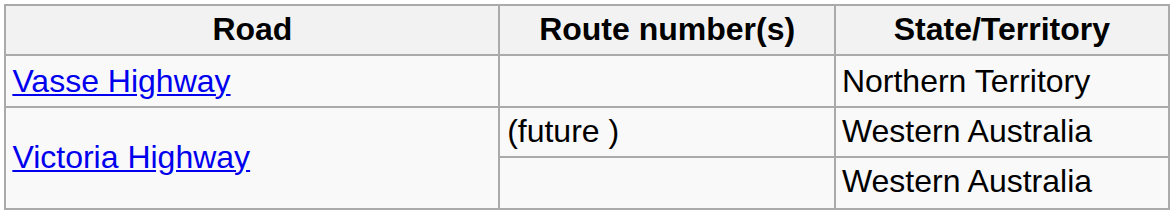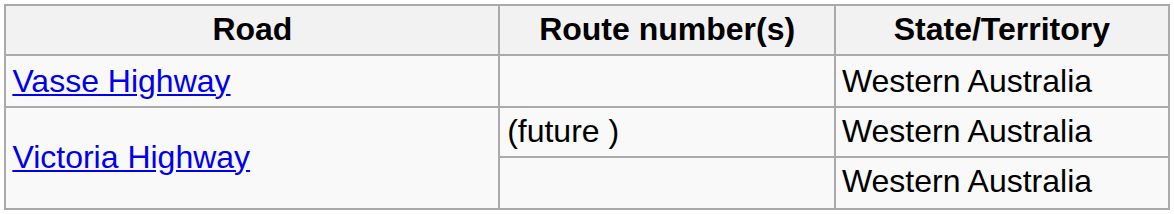(966, 80) Northern Territory -> (967, 80) Western Australia
